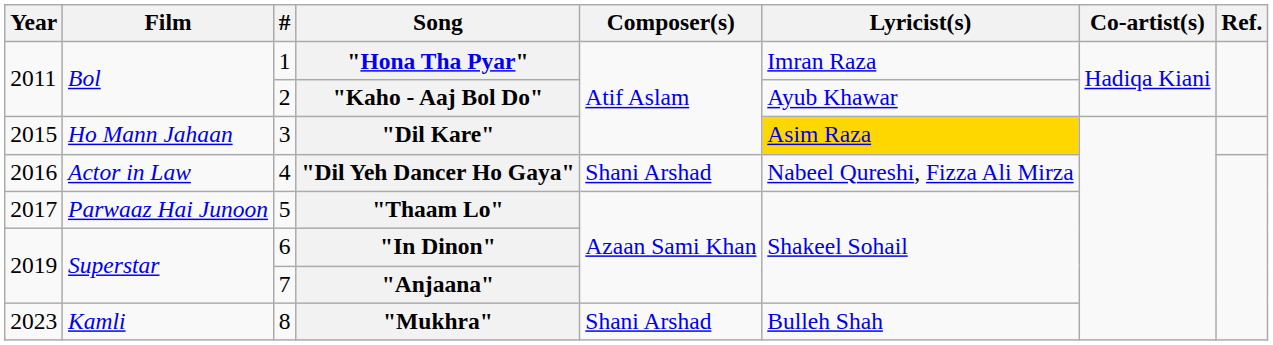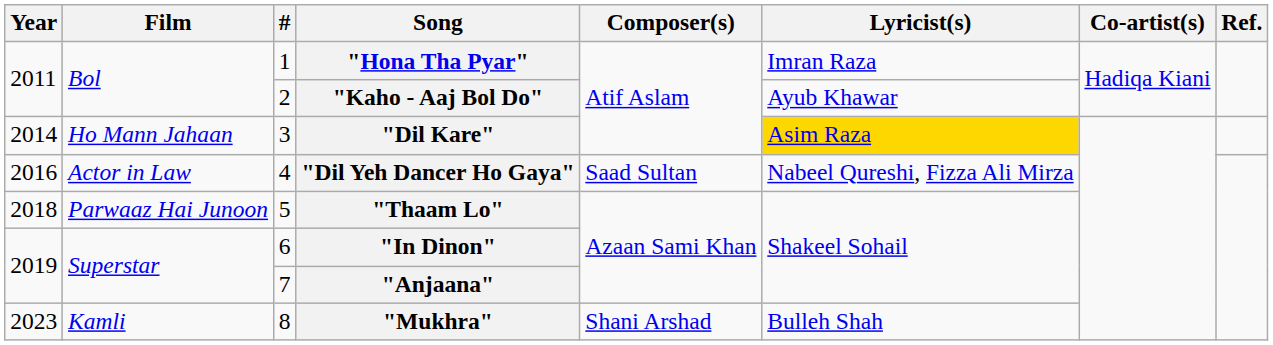(34, 135) 2015 -> (34, 135) 2014
(648, 172) Shani Arshad -> (641, 172) Saad Sultan
(34, 209) 2017 -> (34, 209) 2018
